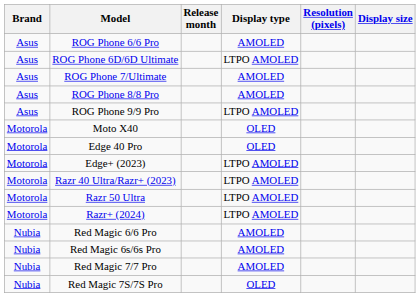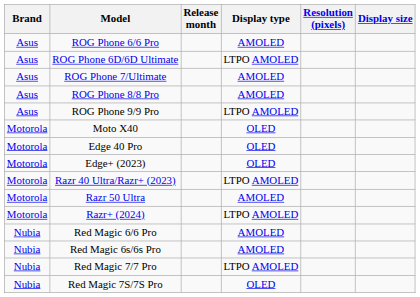(261, 163) LTPO AMOLED -> (261, 163) OLED
(261, 197) LTPO AMOLED -> (261, 197) AMOLED
(261, 266) AMOLED -> (261, 266) LTPO AMOLED
